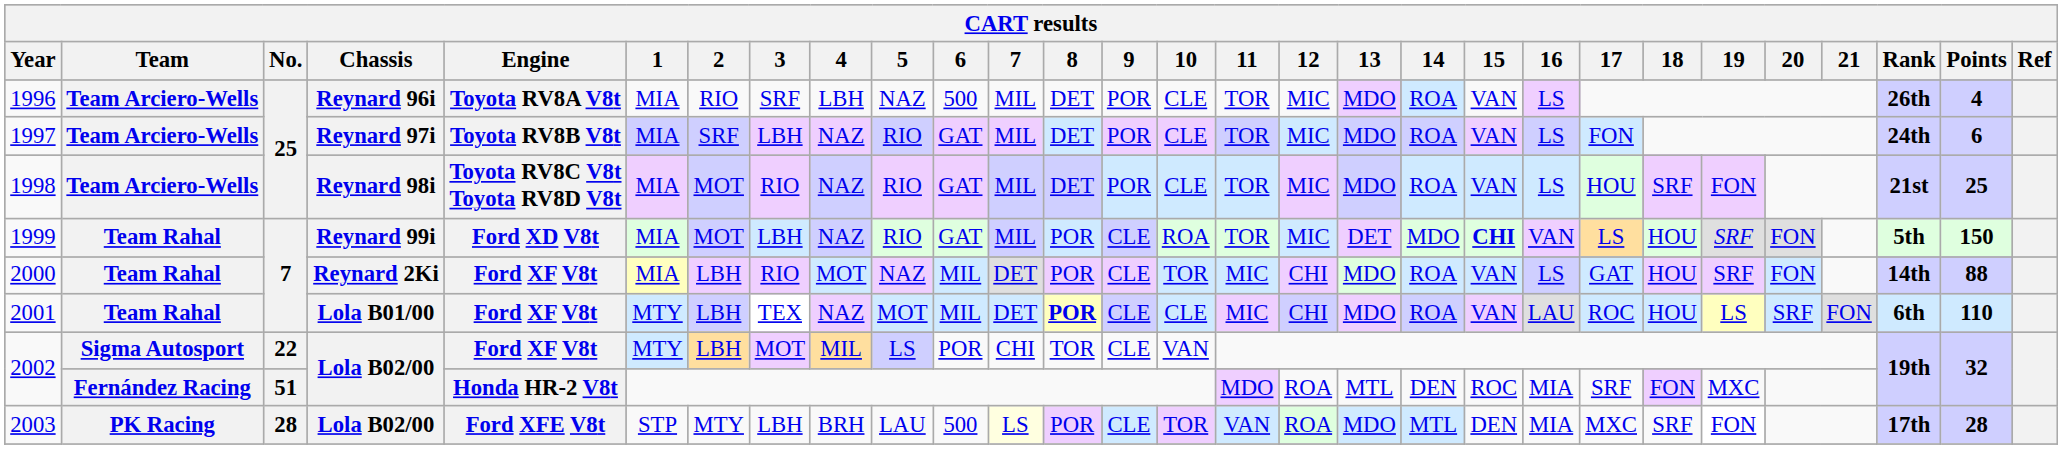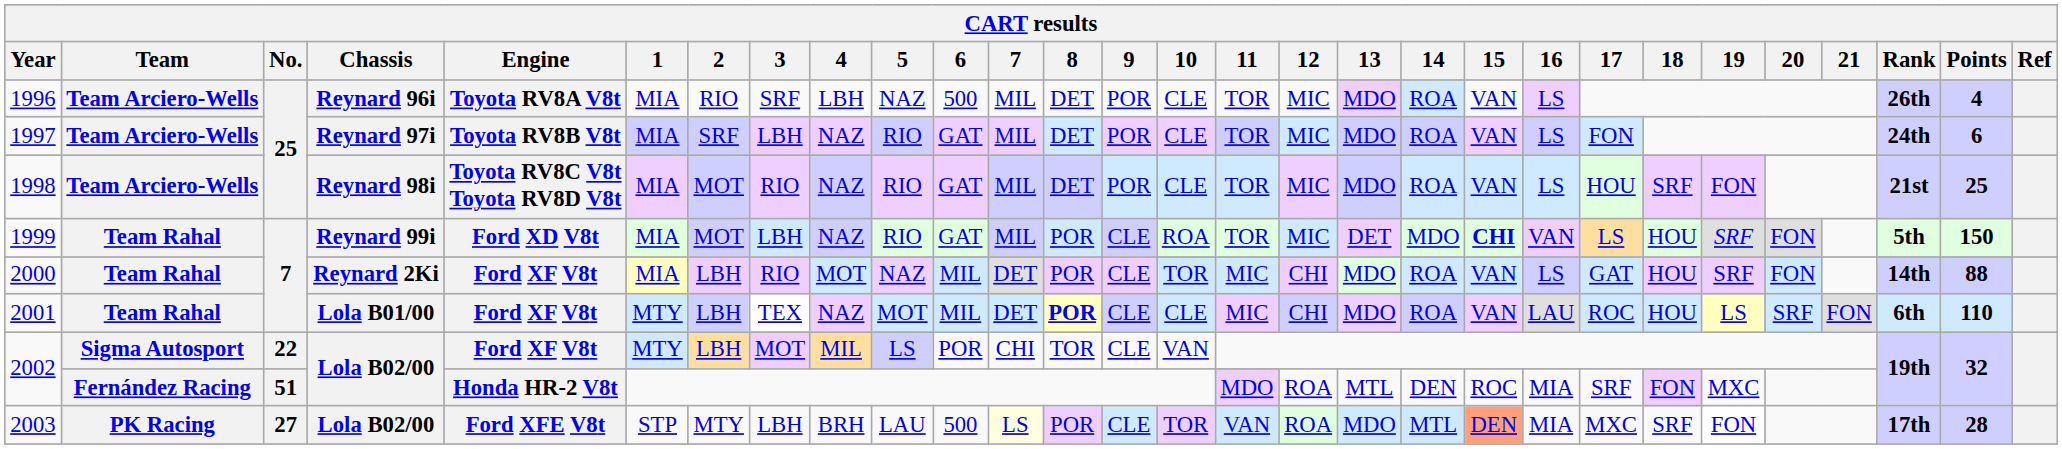(286, 424) 28 -> (286, 424) 27
(1494, 424) no background -> (1494, 424) lightsalmon background
